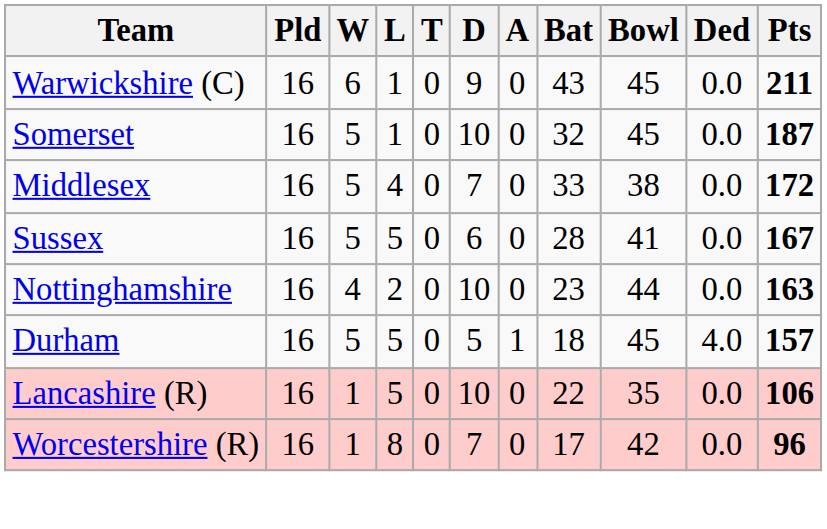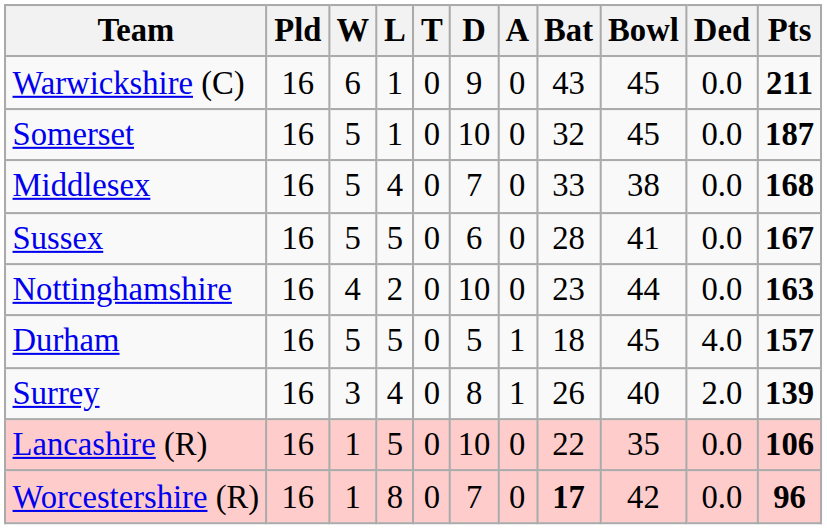(790, 185) 172 -> (790, 185) 168
+ row: (56, 392)
(569, 444) normal -> (569, 496) bold
